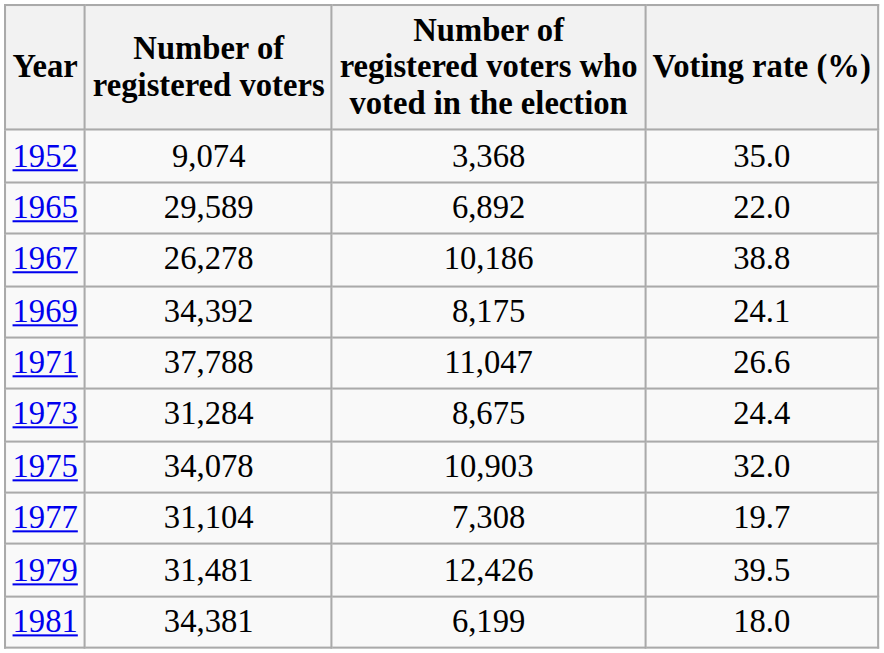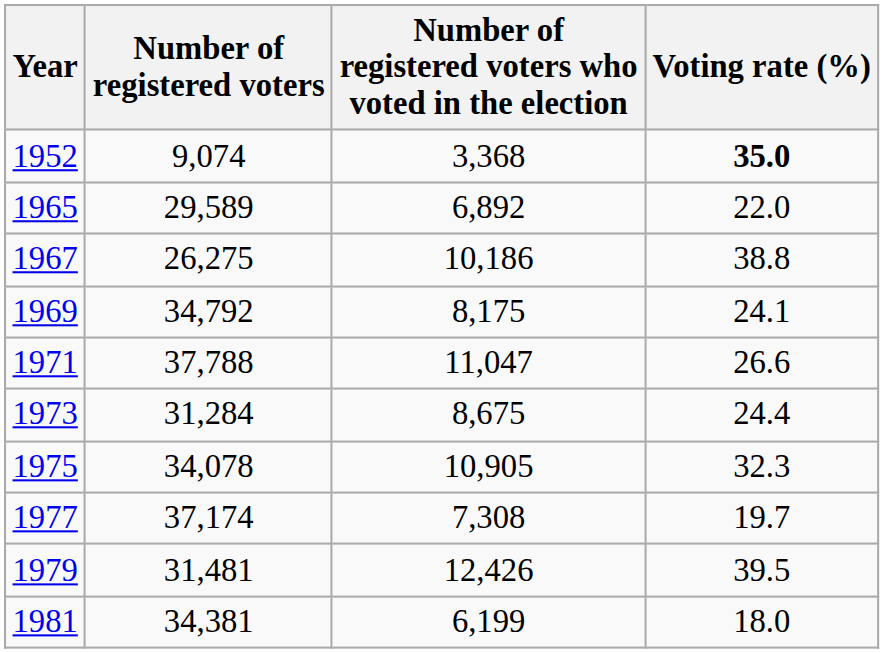(762, 155) normal -> (762, 155) bold
(209, 259) 26,278 -> (209, 259) 26,275
(209, 310) 34,392 -> (209, 310) 34,792
(489, 466) 10,903 -> (489, 466) 10,905
(762, 466) 32.0 -> (762, 466) 32.3
(209, 517) 31,104 -> (209, 517) 37,174
